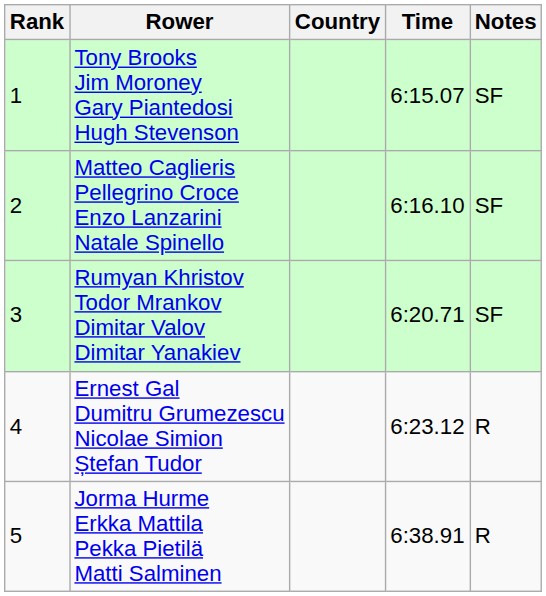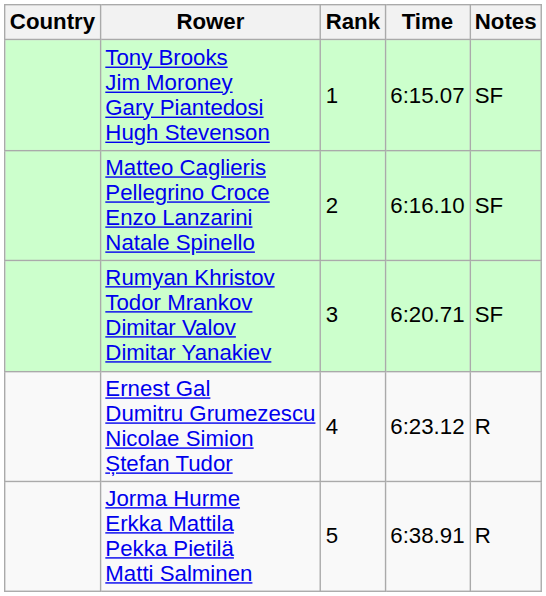columns swapped: (37, 22) <-> (337, 22)
